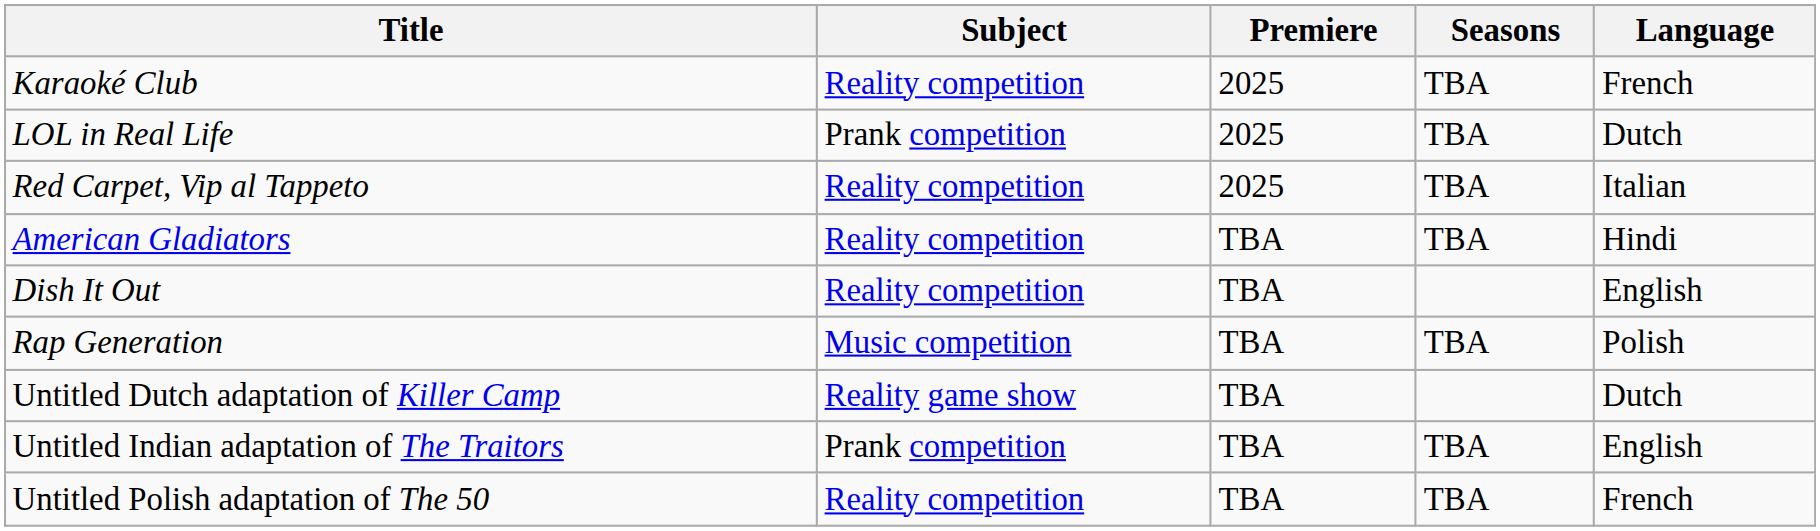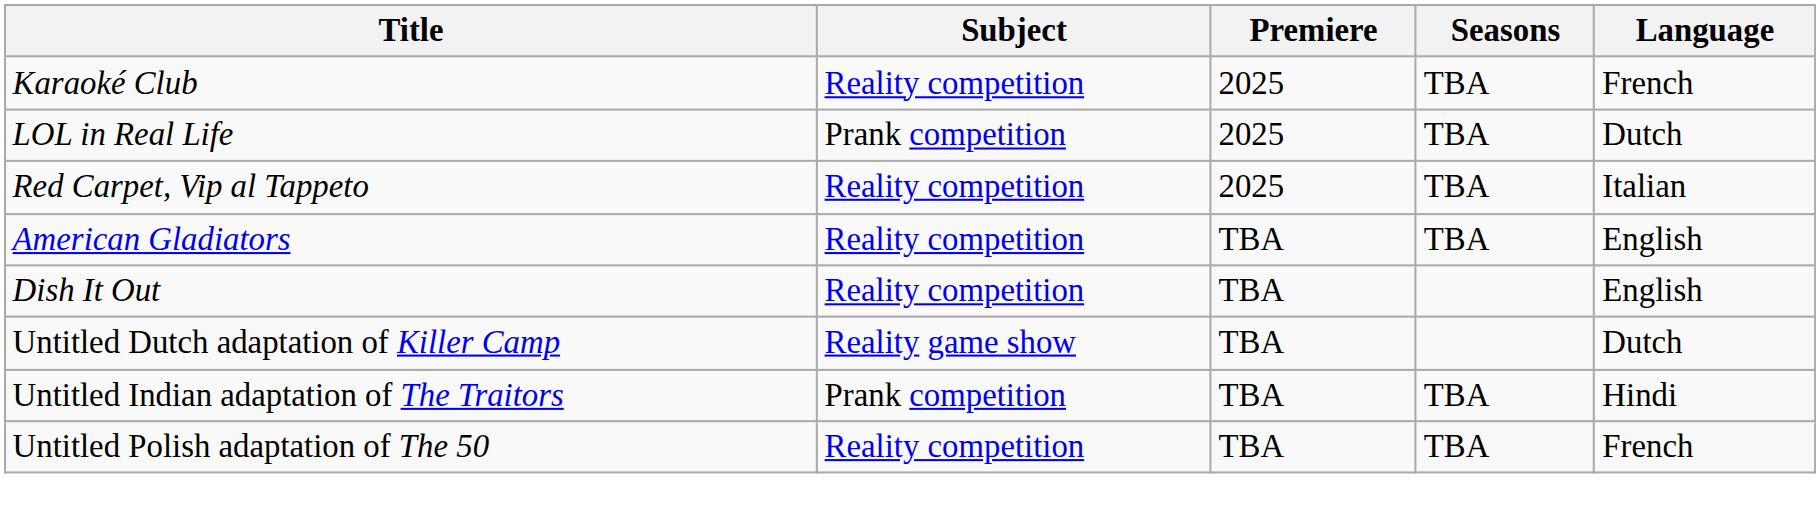(1640, 238) Hindi -> (1652, 238) English
- row: (118, 342)
(1652, 446) English -> (1640, 394) Hindi
